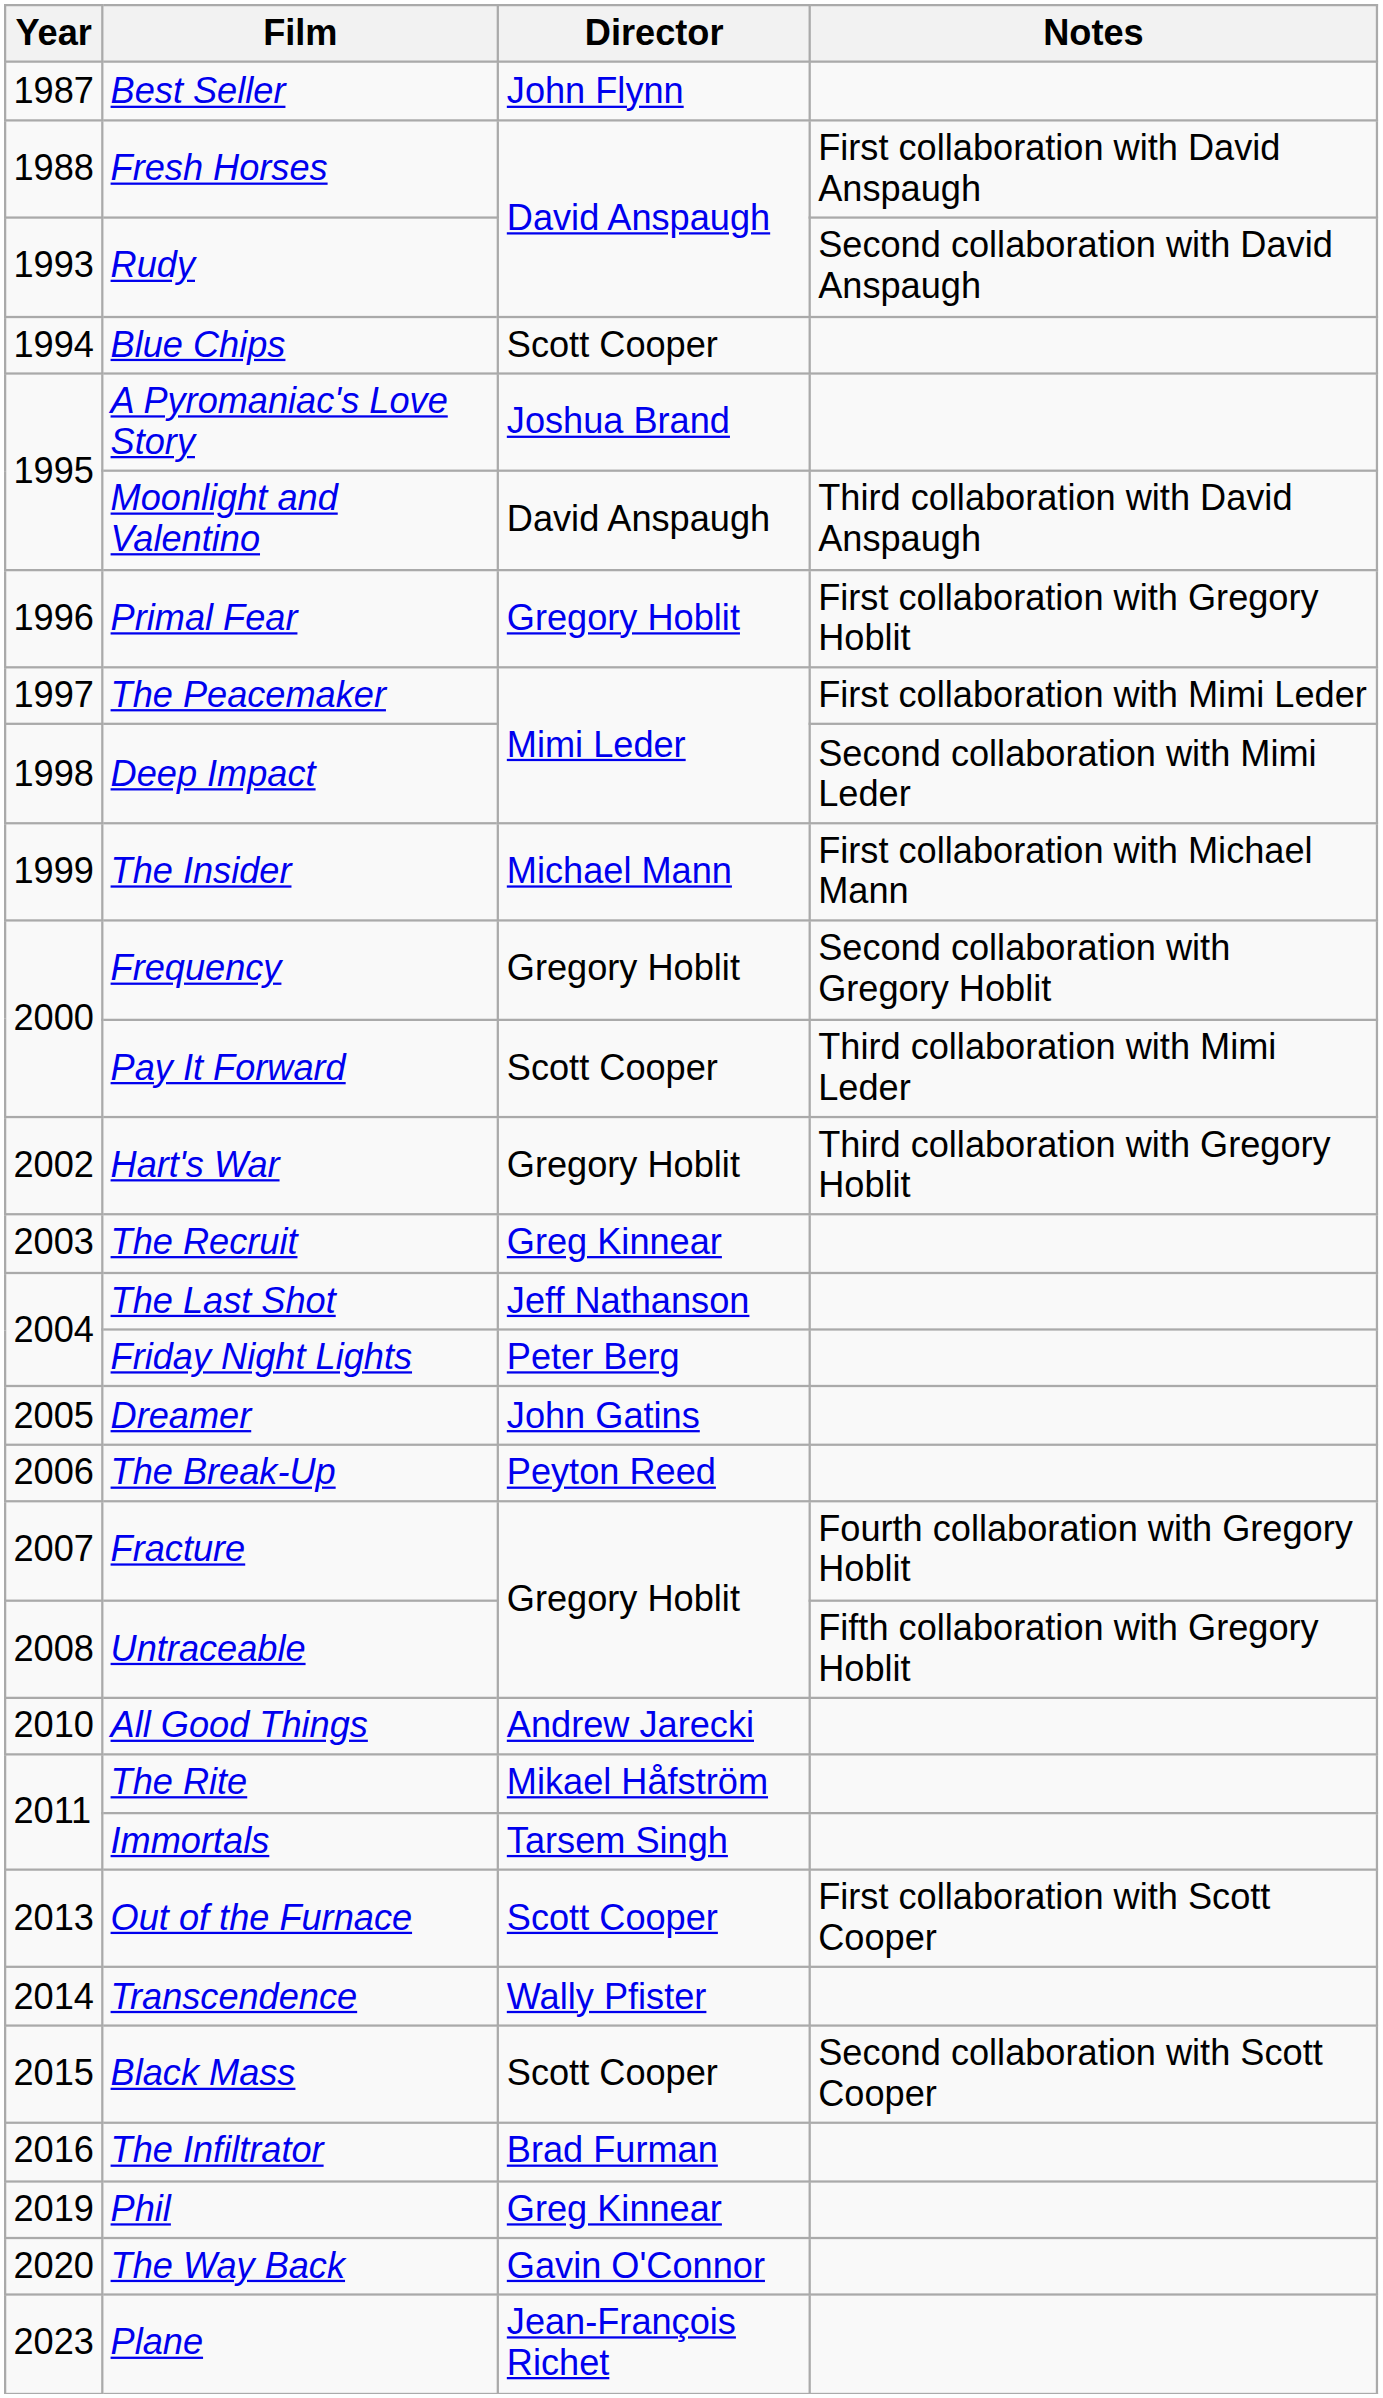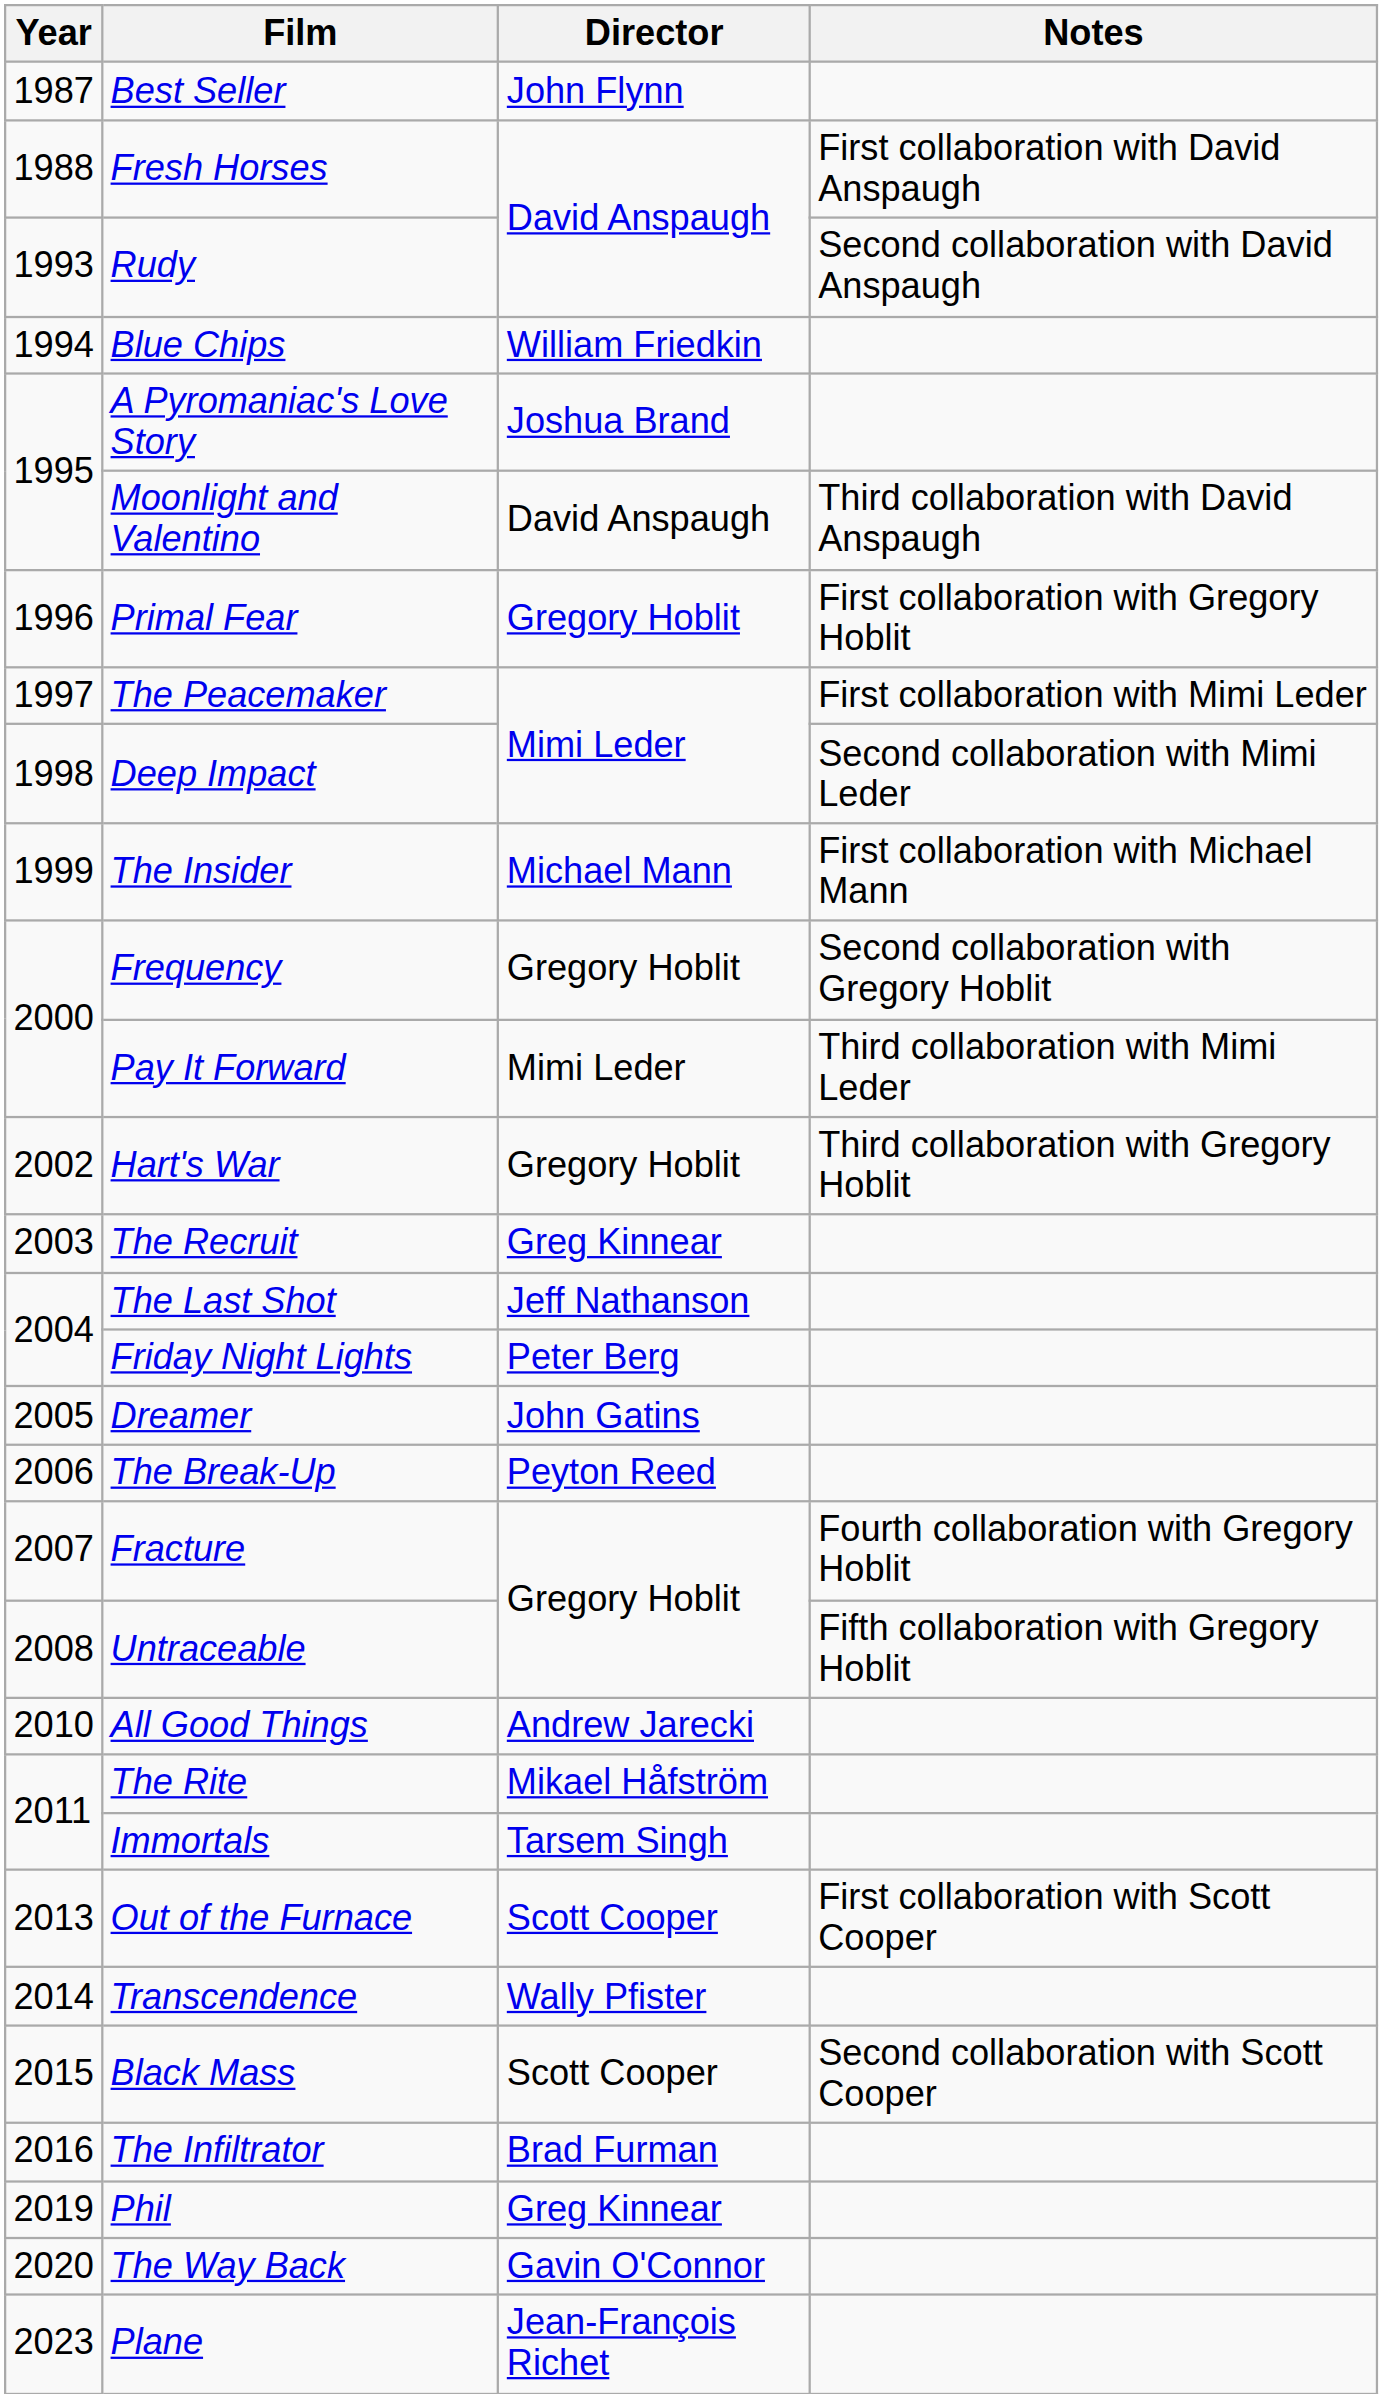(612, 343) Scott Cooper -> (634, 343) William Friedkin
(612, 1067) Scott Cooper -> (596, 1067) Mimi Leder
